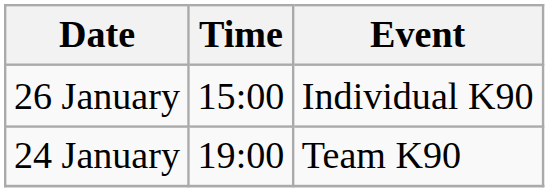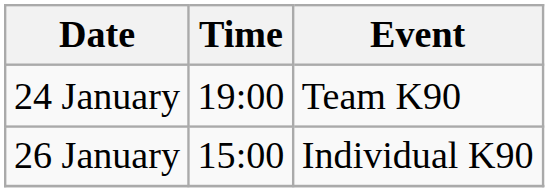rows swapped: (97, 155) <-> (97, 95)
